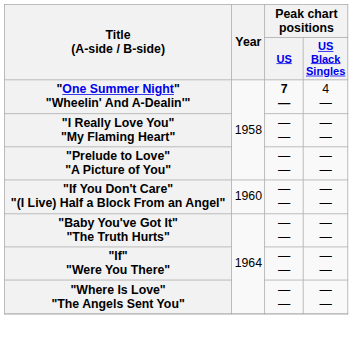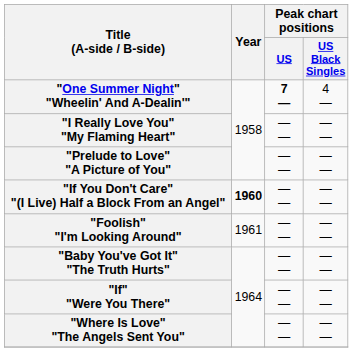(248, 196) normal -> (248, 196) bold
+ row: (118, 230)
